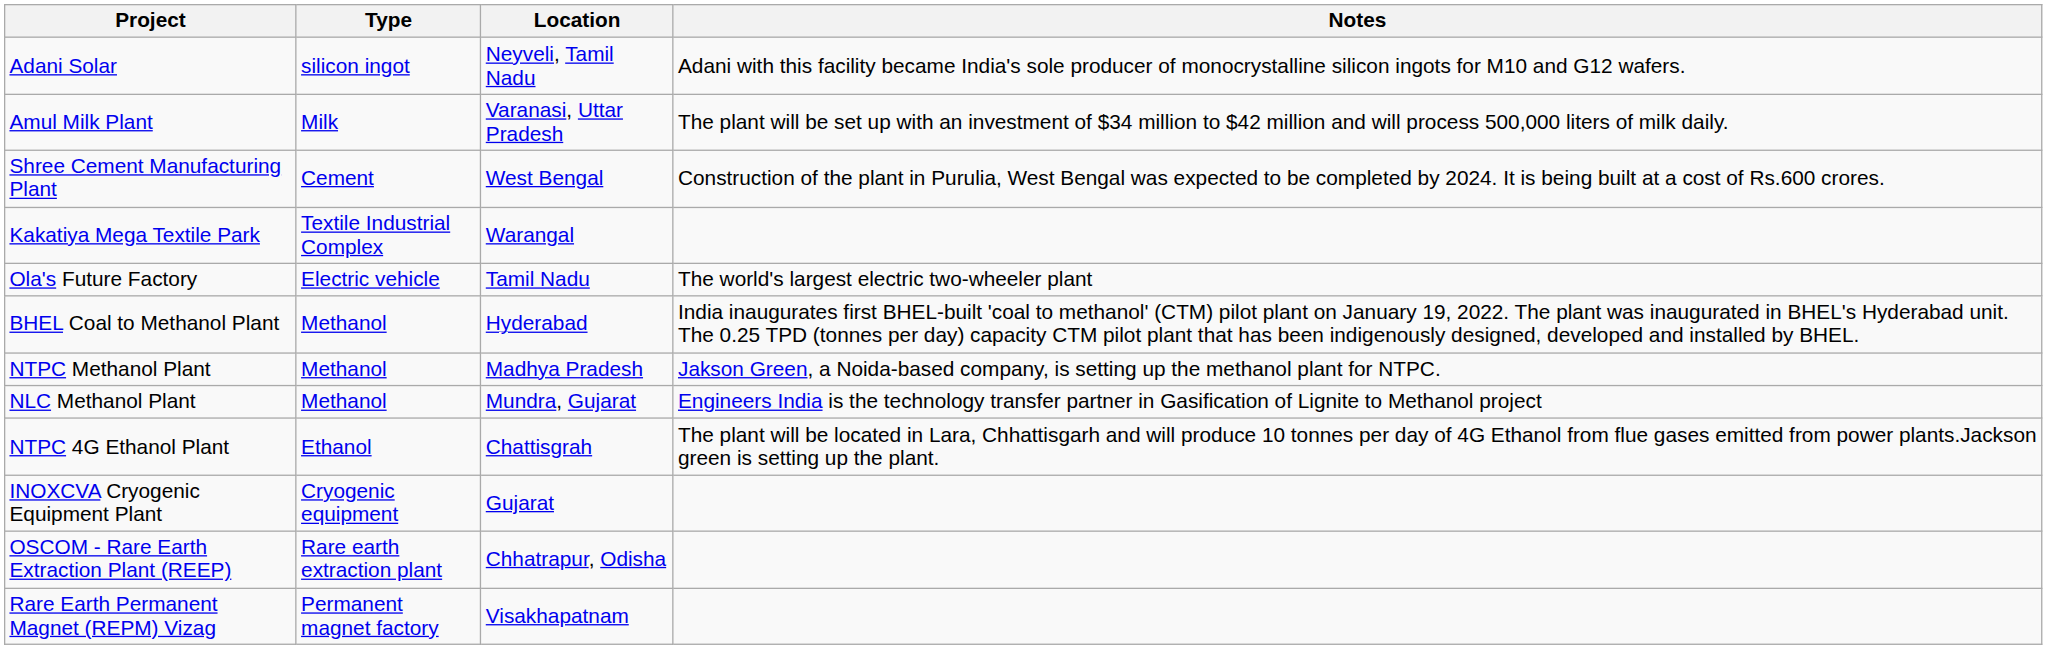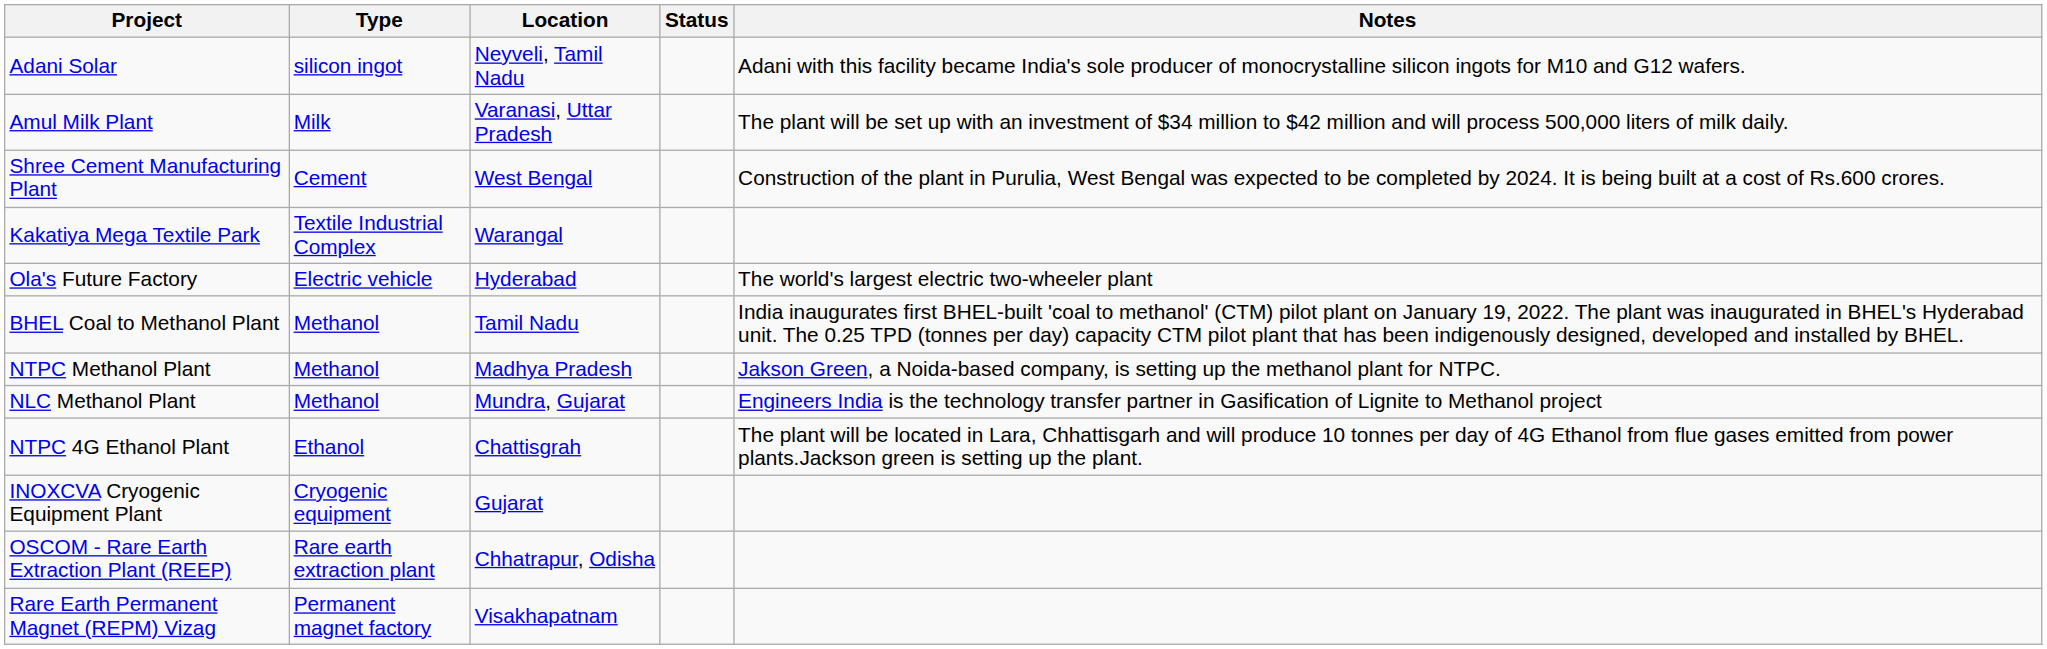+ column: (697, 20)
(538, 279) Tamil Nadu -> (526, 279) Hyderabad
(537, 324) Hyderabad -> (527, 324) Tamil Nadu
